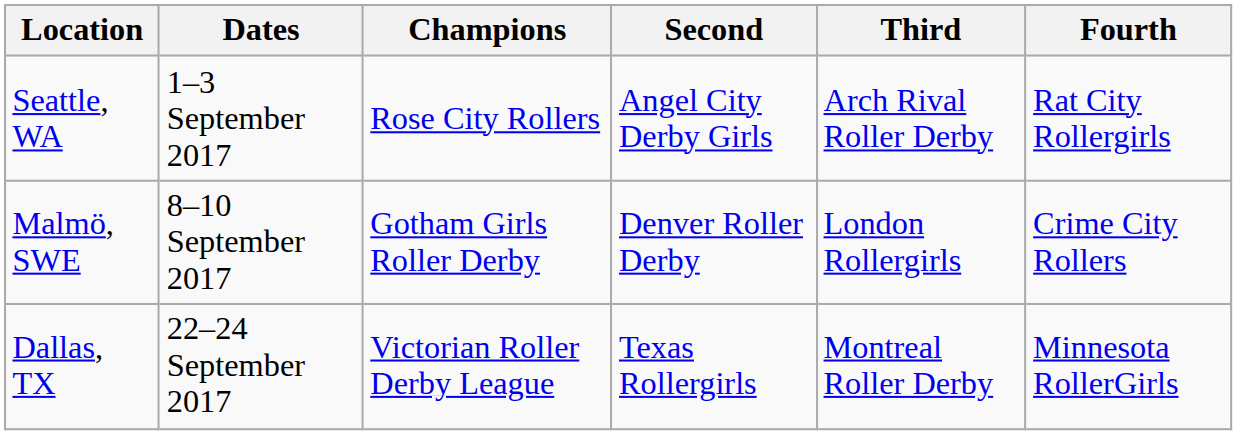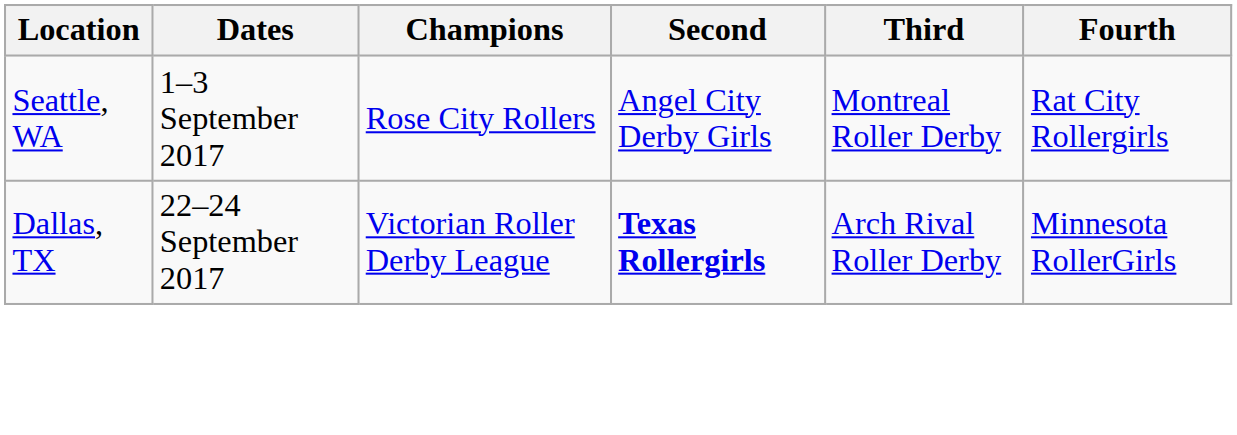(908, 117) Arch Rival Roller Derby -> (916, 117) Montreal Roller Derby
- row: (63, 241)
(688, 365) normal -> (692, 241) bold
(908, 365) Montreal Roller Derby -> (916, 241) Arch Rival Roller Derby
